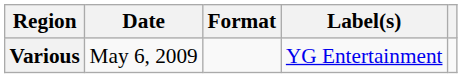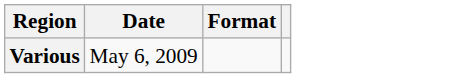- column: (364, 21)
